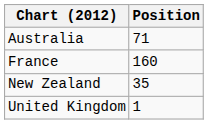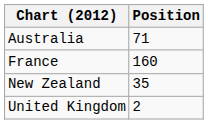(137, 108) 1 -> (137, 108) 2
